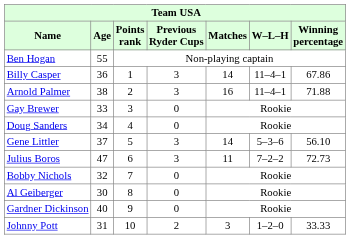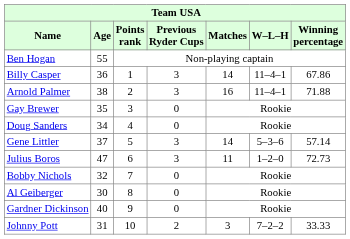(102, 108) 33 -> (102, 108) 35
(318, 142) 56.10 -> (318, 142) 57.14
(270, 158) 7–2–2 -> (270, 158) 1–2–0
(270, 225) 1–2–0 -> (270, 225) 7–2–2
